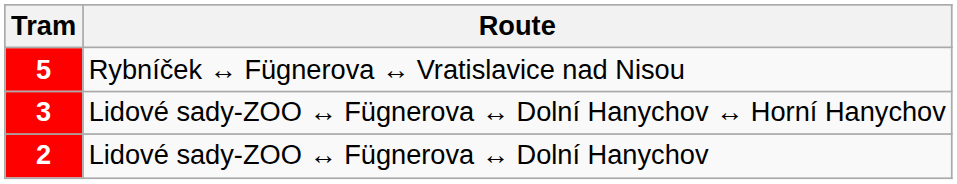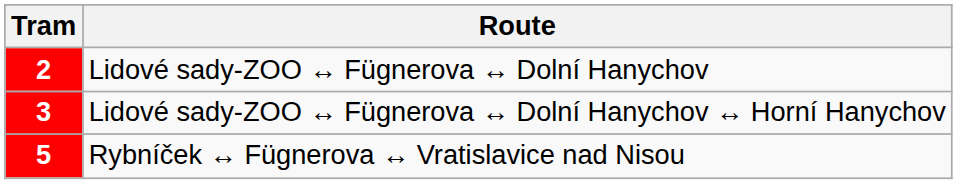rows swapped: (399, 155) <-> (387, 69)
